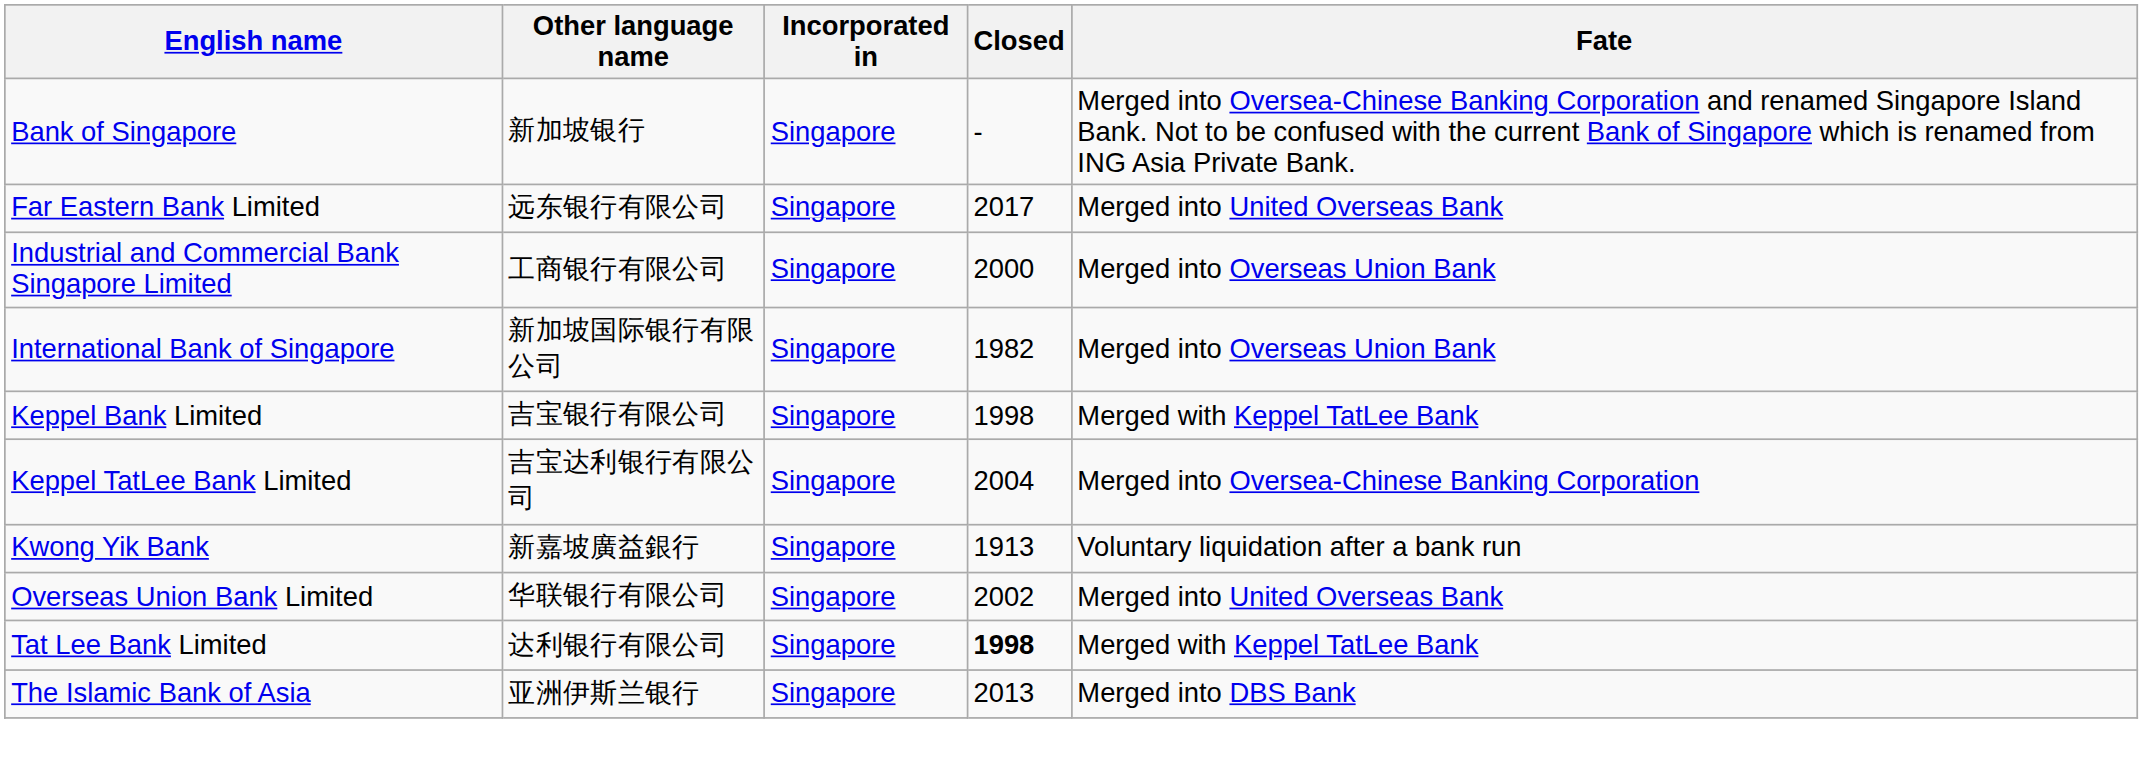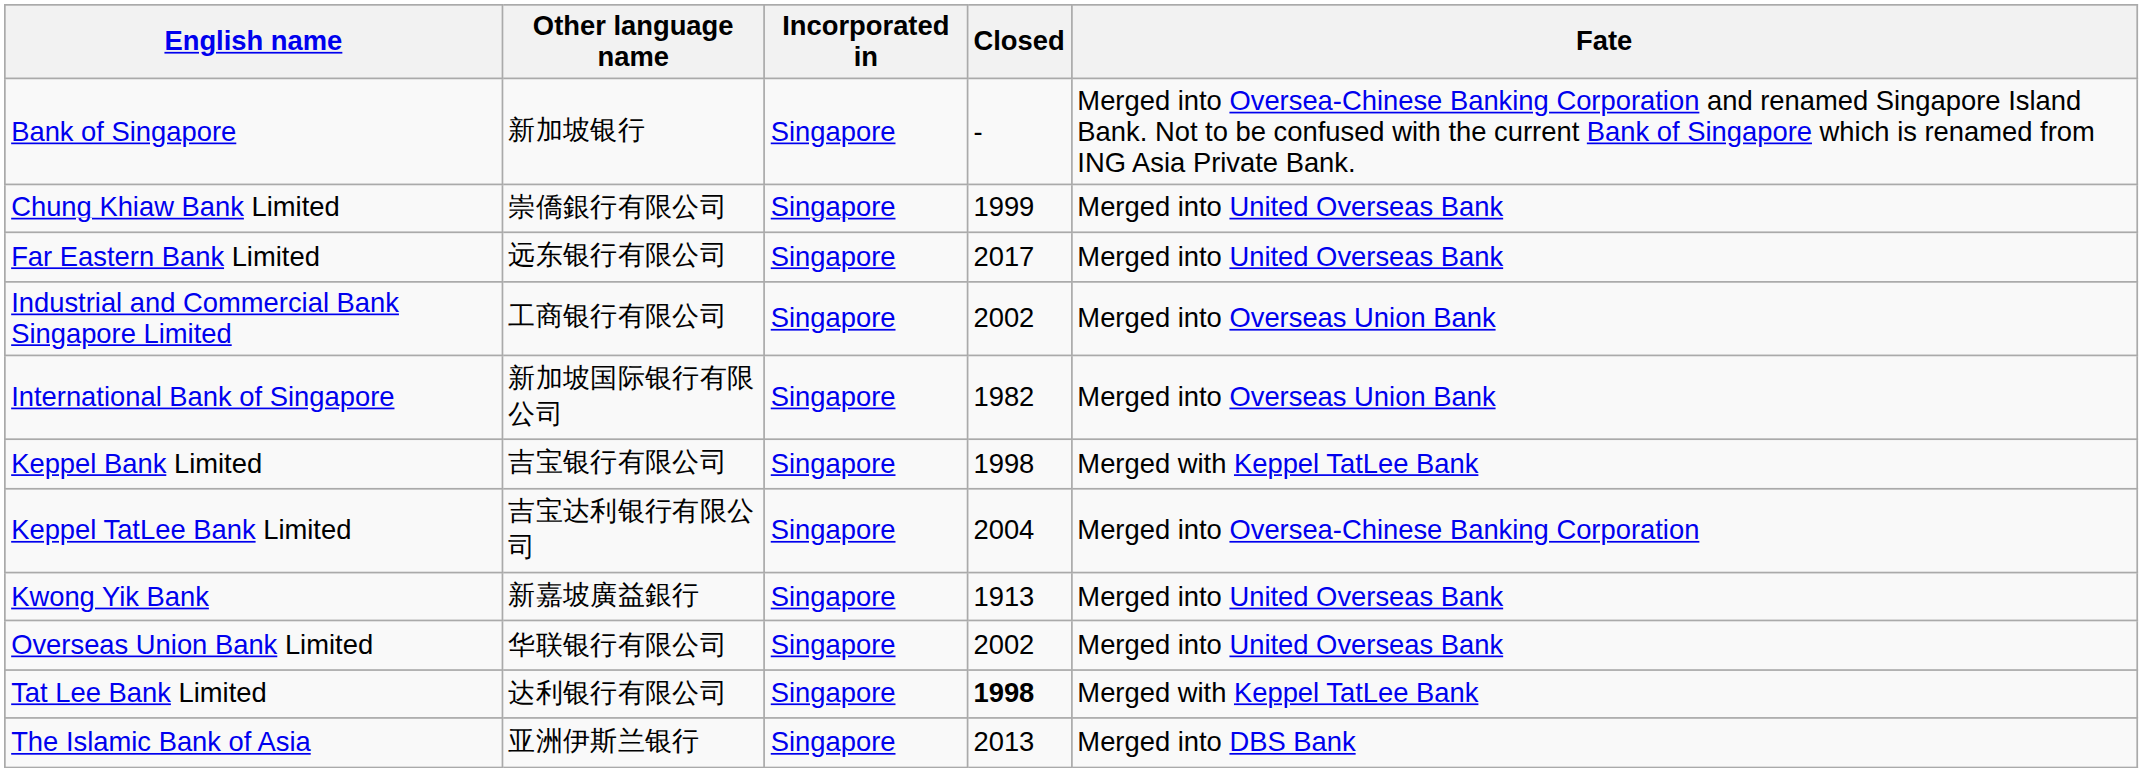+ row: (175, 207)
(1004, 269) 2000 -> (1004, 317) 2002
(1299, 547) Voluntary liquidation after a bank run -> (1290, 596) Merged into United Overseas Bank
